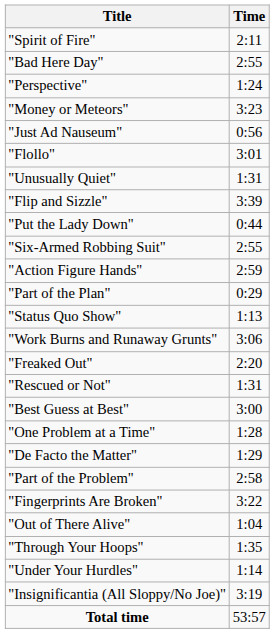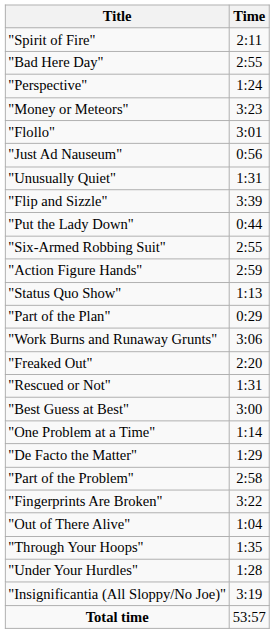rows swapped: (32, 155) <-> (65, 132)
rows swapped: (65, 316) <-> (59, 293)
(249, 432) 1:28 -> (249, 432) 1:14
(249, 570) 1:14 -> (249, 570) 1:28
